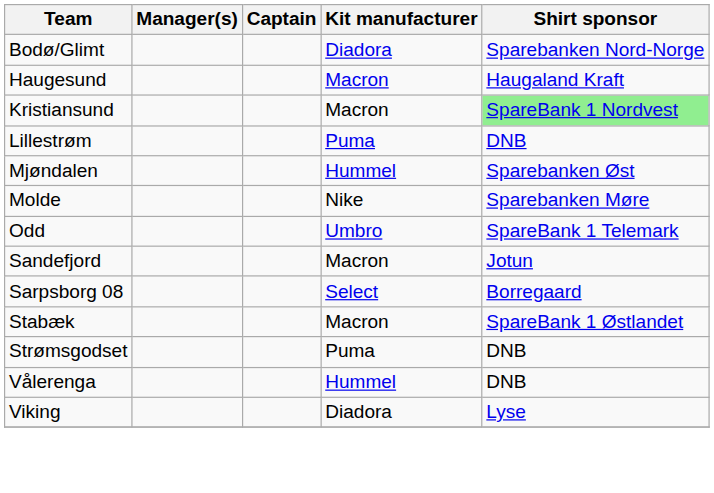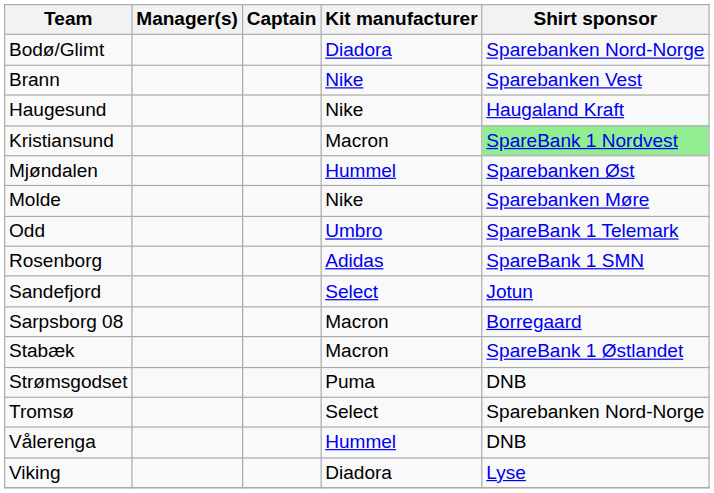+ row: (34, 79)
(357, 79) Macron -> (344, 110) Nike
- row: (50, 140)
+ row: (56, 261)
(357, 261) Macron -> (352, 291) Select
(352, 291) Select -> (357, 321) Macron
+ row: (41, 412)
